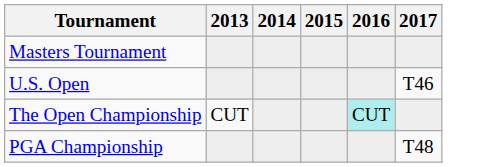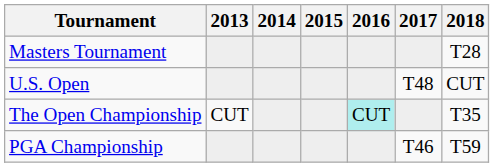+ column: (465, 20)
(418, 83) T46 -> (418, 83) T48
(418, 146) T48 -> (418, 146) T46
